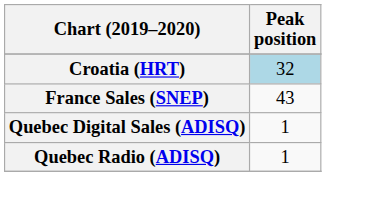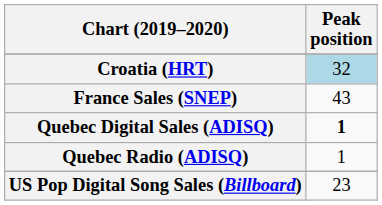(285, 127) normal -> (341, 127) bold
+ row: (155, 185)
